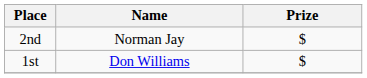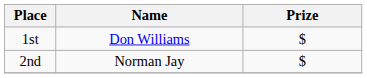rows swapped: (30, 61) <-> (30, 38)
